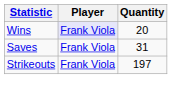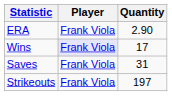+ row: (18, 30)
(142, 30) 20 -> (142, 47) 17
